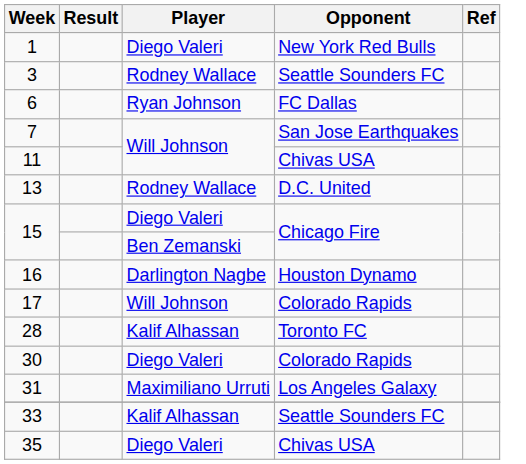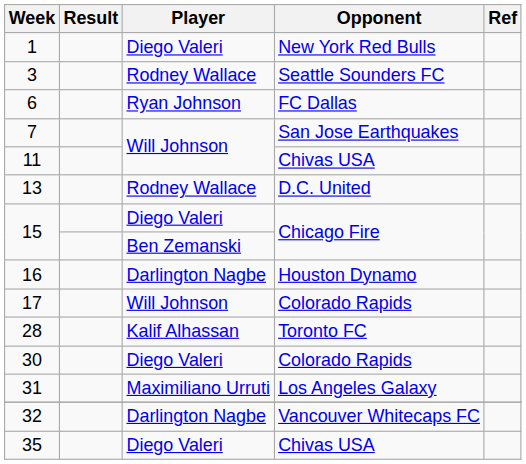+ row: (32, 416)
- row: (32, 416)
